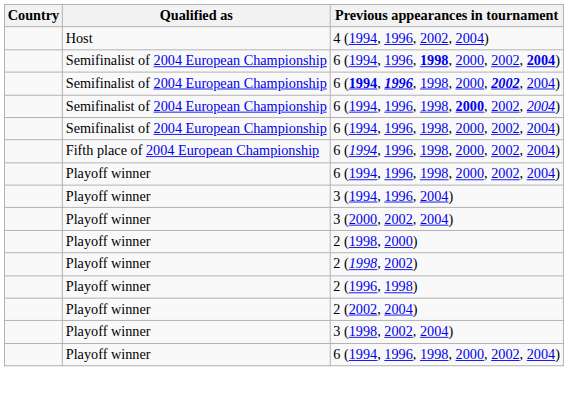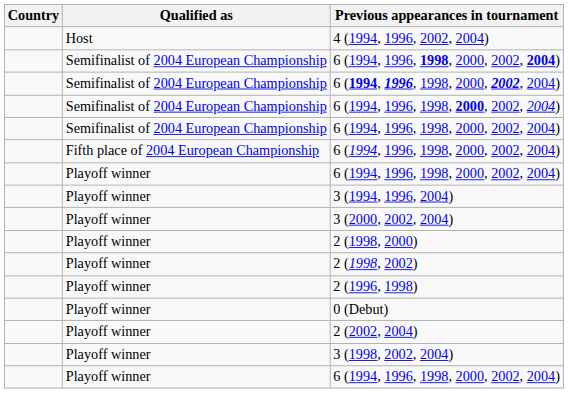+ row: (108, 309)
